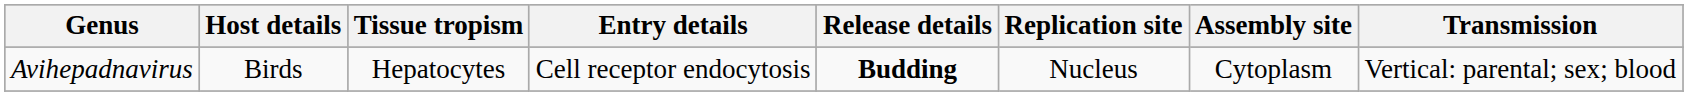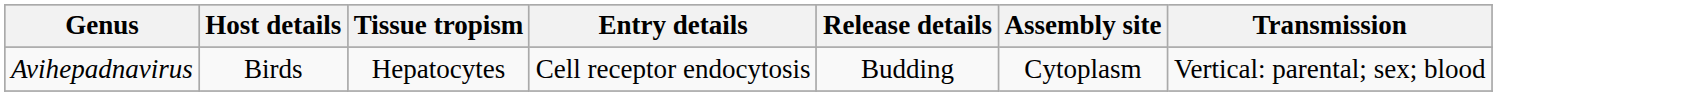- column: (1093, 25)
(908, 68) bold -> (908, 68) normal
